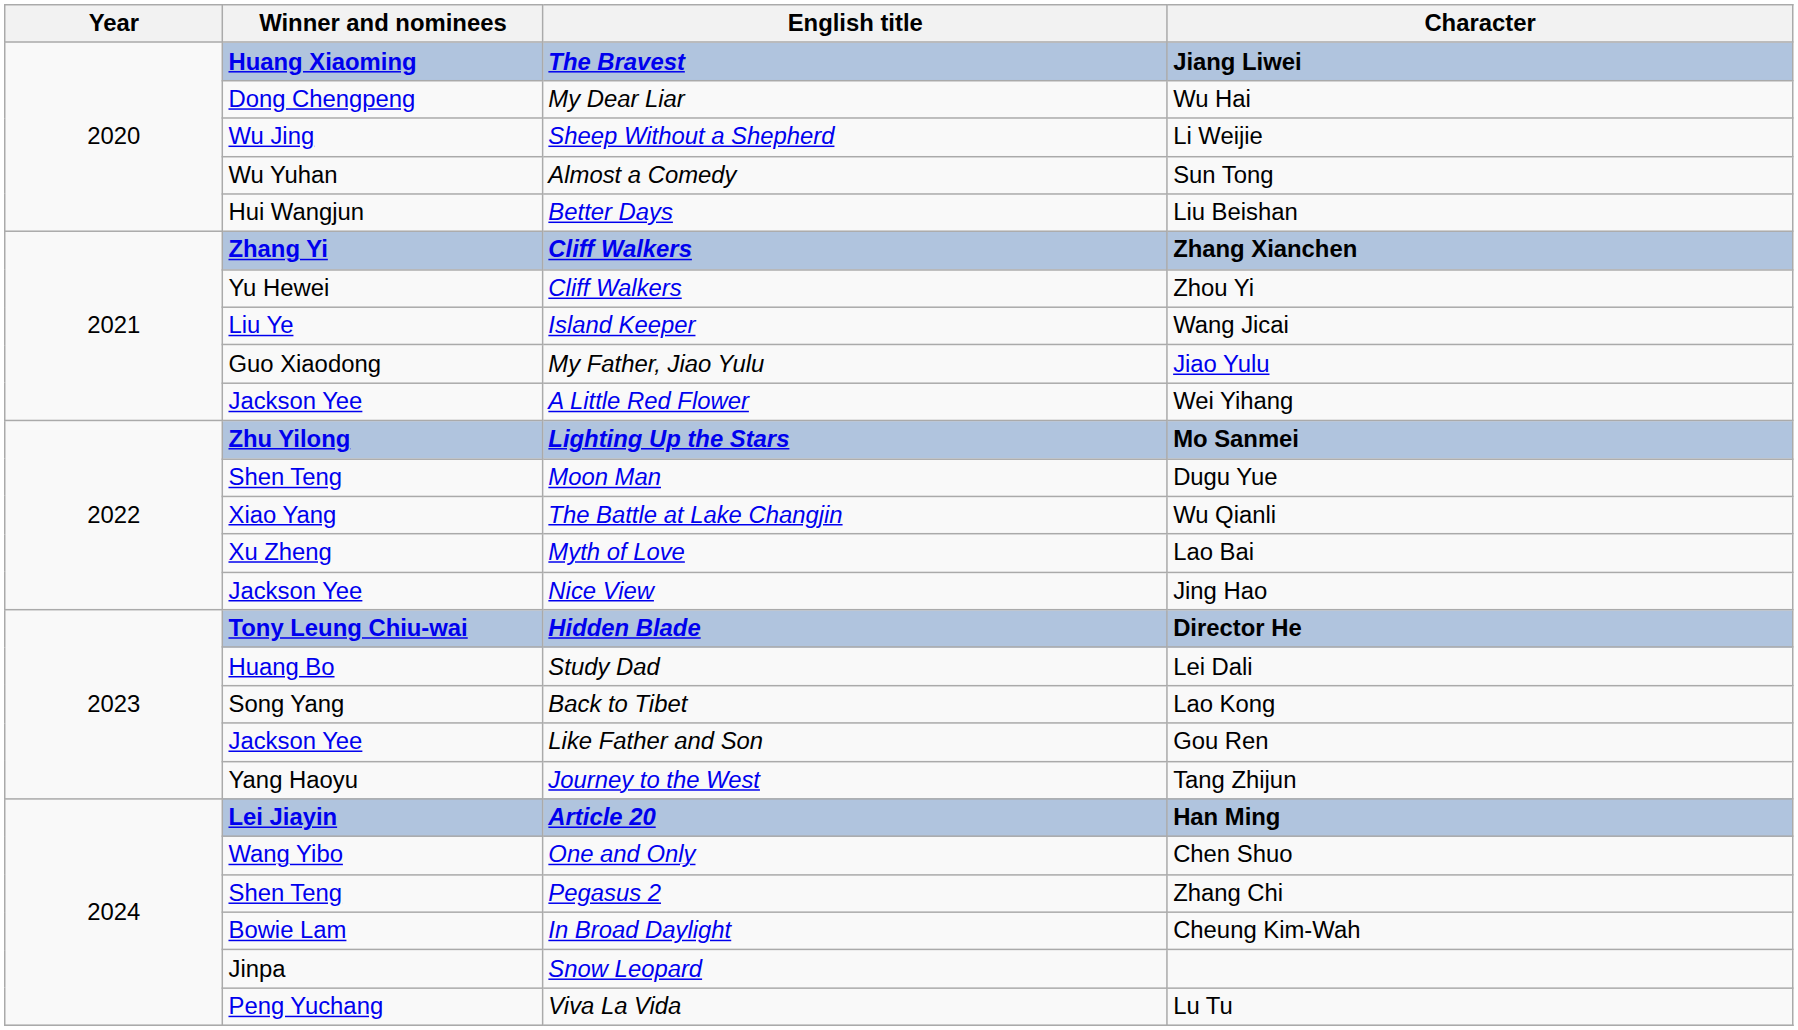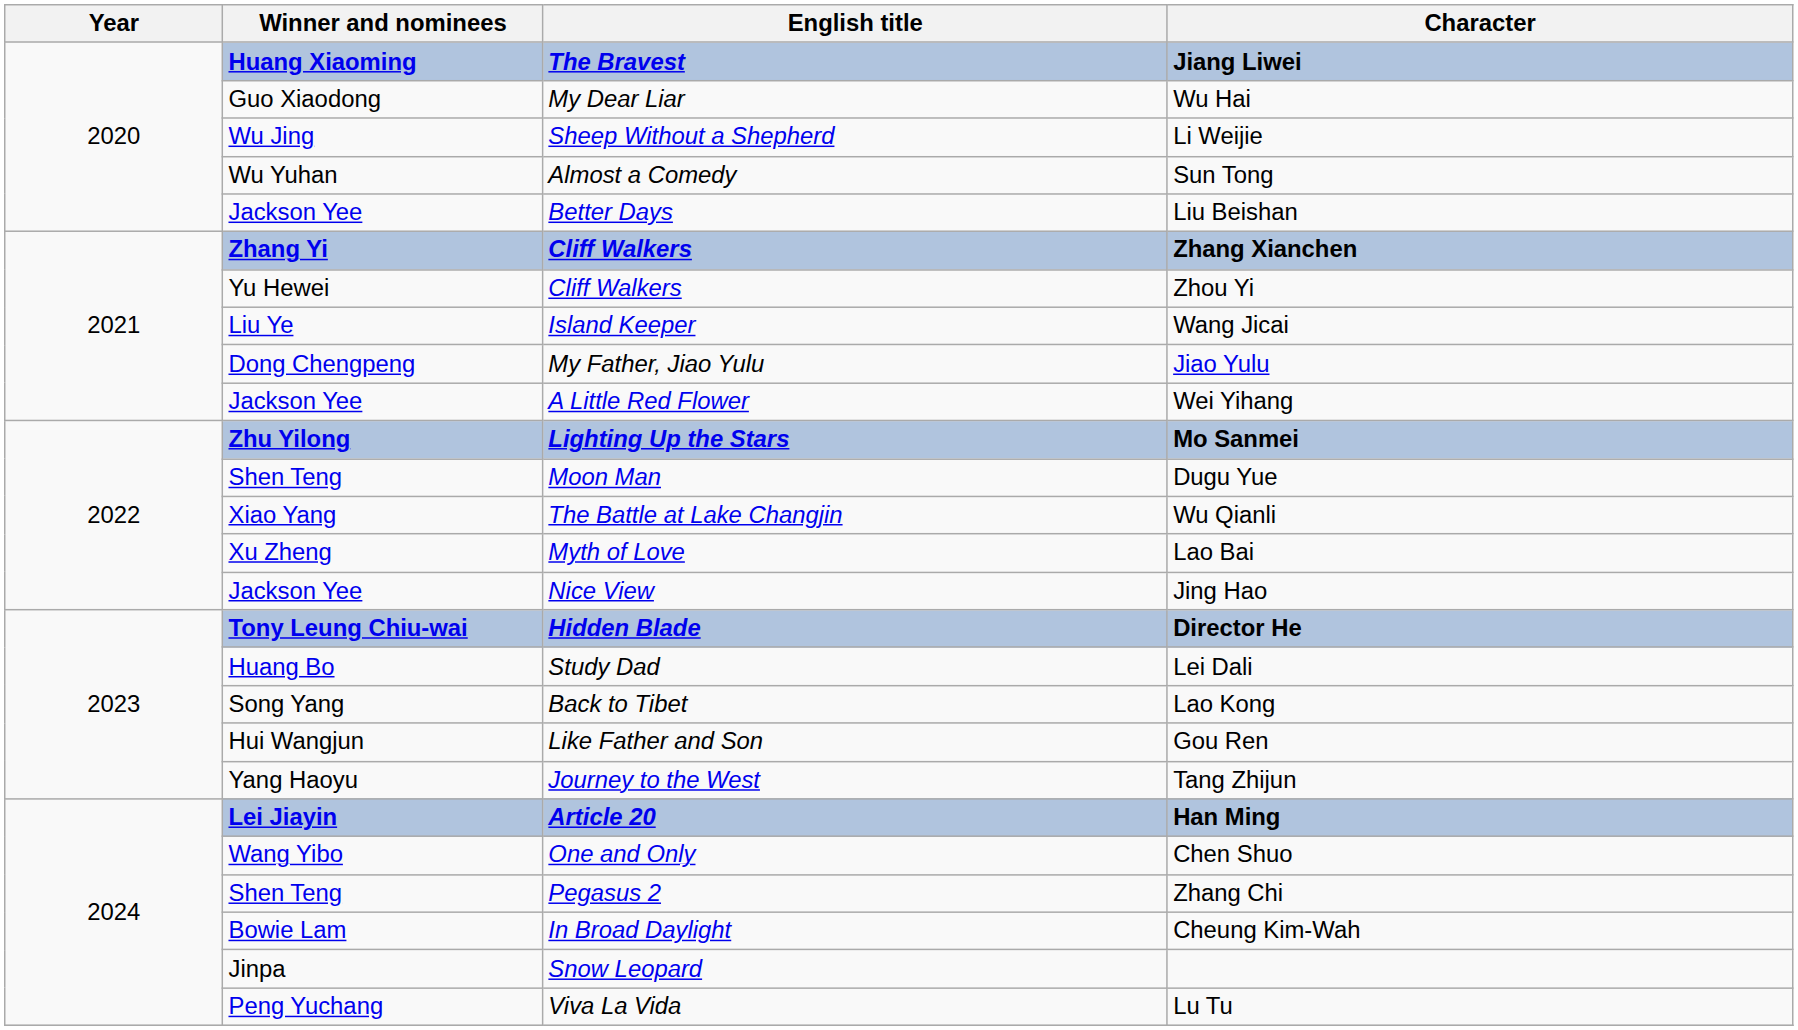(322, 99) Dong Chengpeng -> (305, 99) Guo Xiaodong
(296, 212) Hui Wangjun -> (295, 212) Jackson Yee
(305, 363) Guo Xiaodong -> (322, 363) Dong Chengpeng
(295, 741) Jackson Yee -> (296, 741) Hui Wangjun
